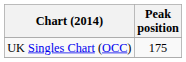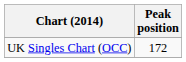(158, 47) 175 -> (158, 47) 172
